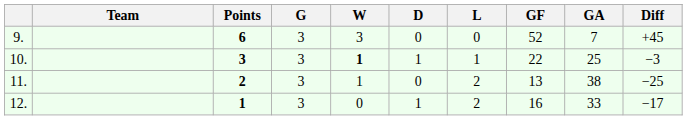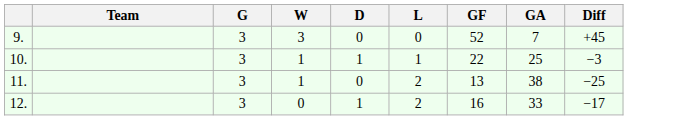- column: (242, 15)
(360, 59) bold -> (301, 59) normal
